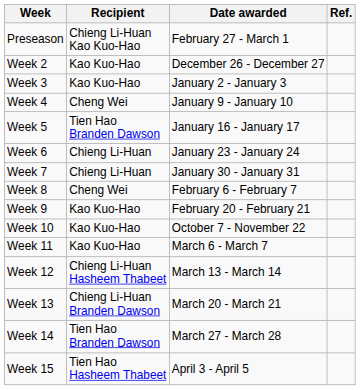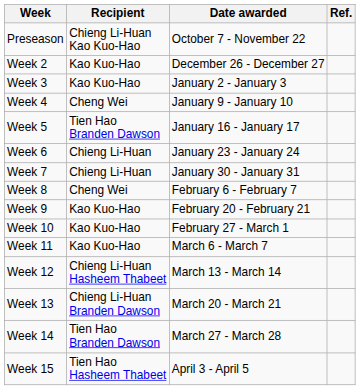(230, 39) February 27 - March 1 -> (239, 39) October 7 - November 22
(239, 228) October 7 - November 22 -> (230, 228) February 27 - March 1
